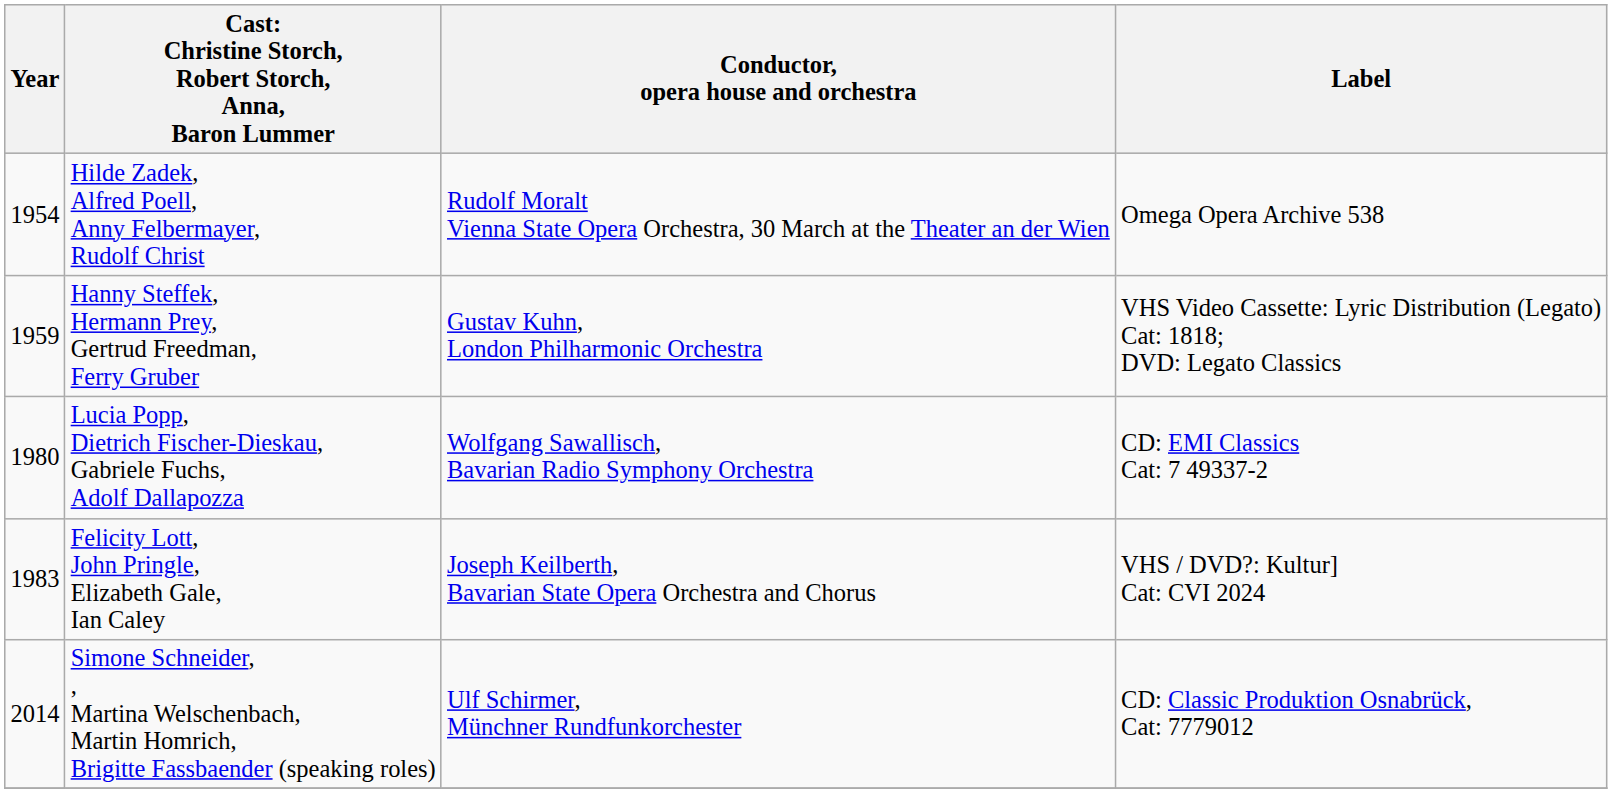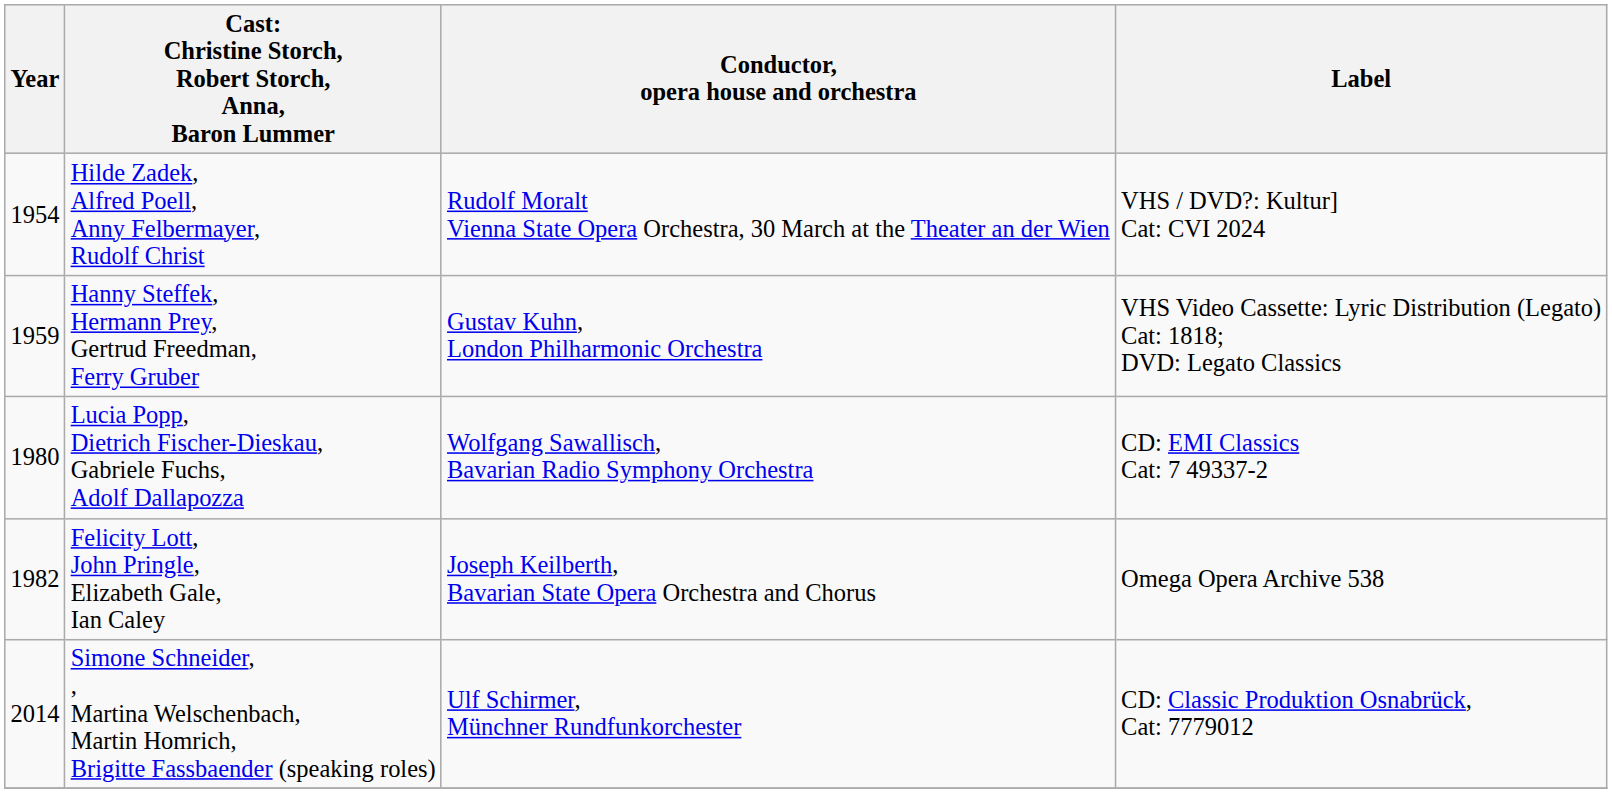(1253, 214) Omega Opera Archive 538 -> (1230, 214) VHS / DVD?: Kultur] Cat: CVI 2024
(35, 578) 1983 -> (35, 578) 1982
(1230, 578) VHS / DVD?: Kultur] Cat: CVI 2024 -> (1253, 578) Omega Opera Archive 538
